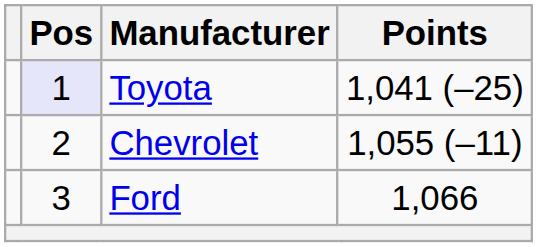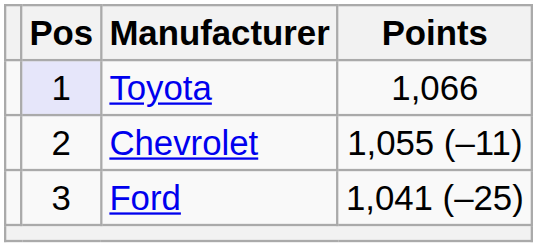(435, 88) 1,041 (–25) -> (435, 88) 1,066
(435, 198) 1,066 -> (435, 198) 1,041 (–25)
